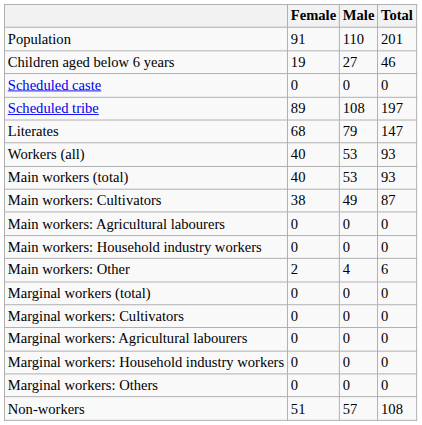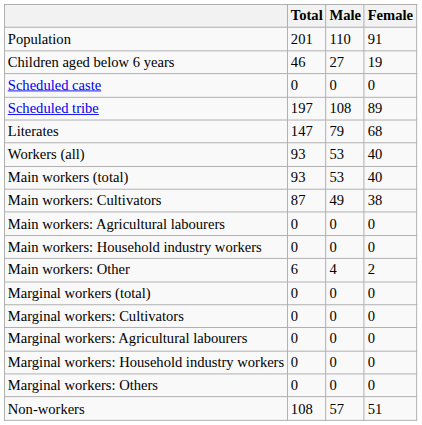columns swapped: (397, 16) <-> (313, 16)
